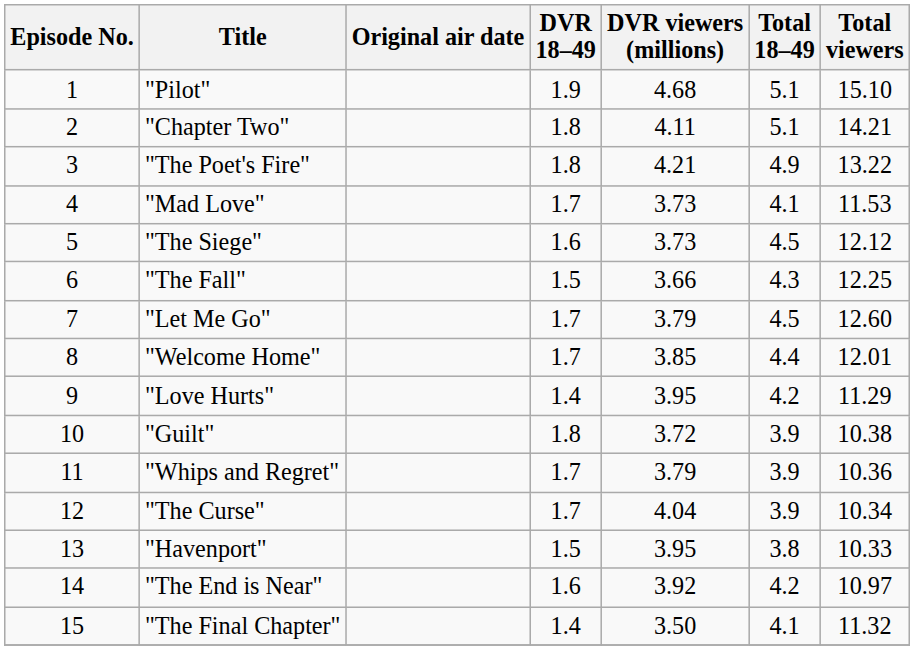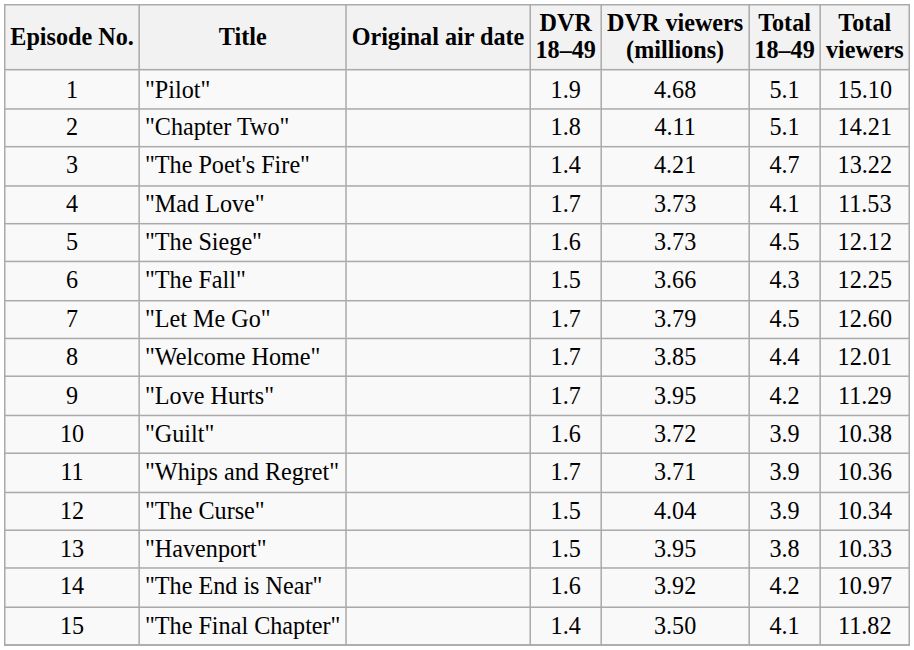(566, 165) 1.8 -> (566, 165) 1.4
(785, 165) 4.9 -> (785, 165) 4.7
(566, 395) 1.4 -> (566, 395) 1.7
(566, 434) 1.8 -> (566, 434) 1.6
(675, 472) 3.79 -> (675, 472) 3.71
(566, 510) 1.7 -> (566, 510) 1.5
(865, 625) 11.32 -> (865, 625) 11.82
